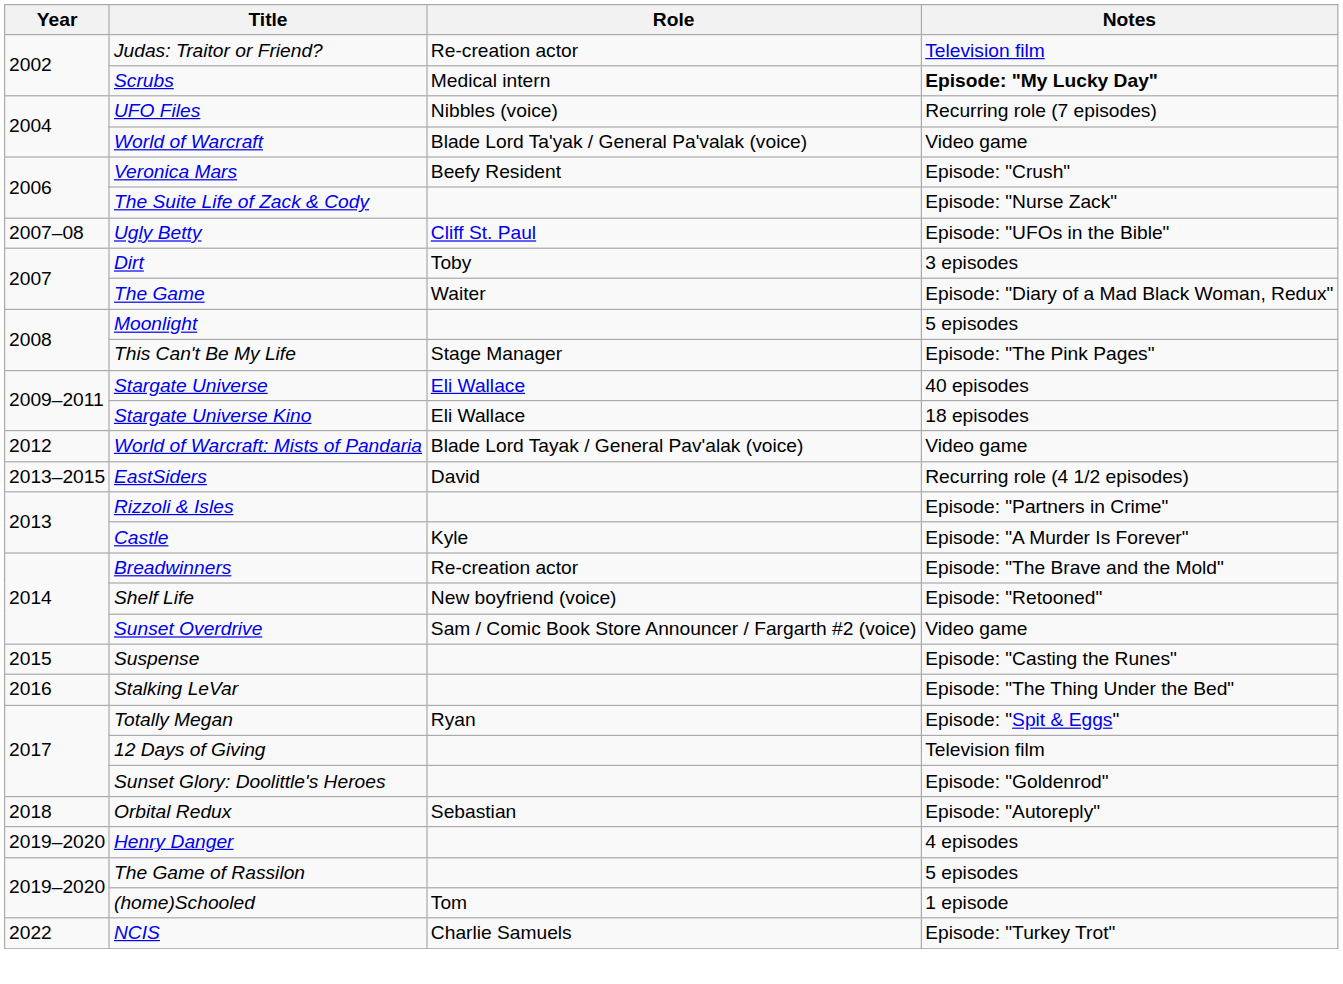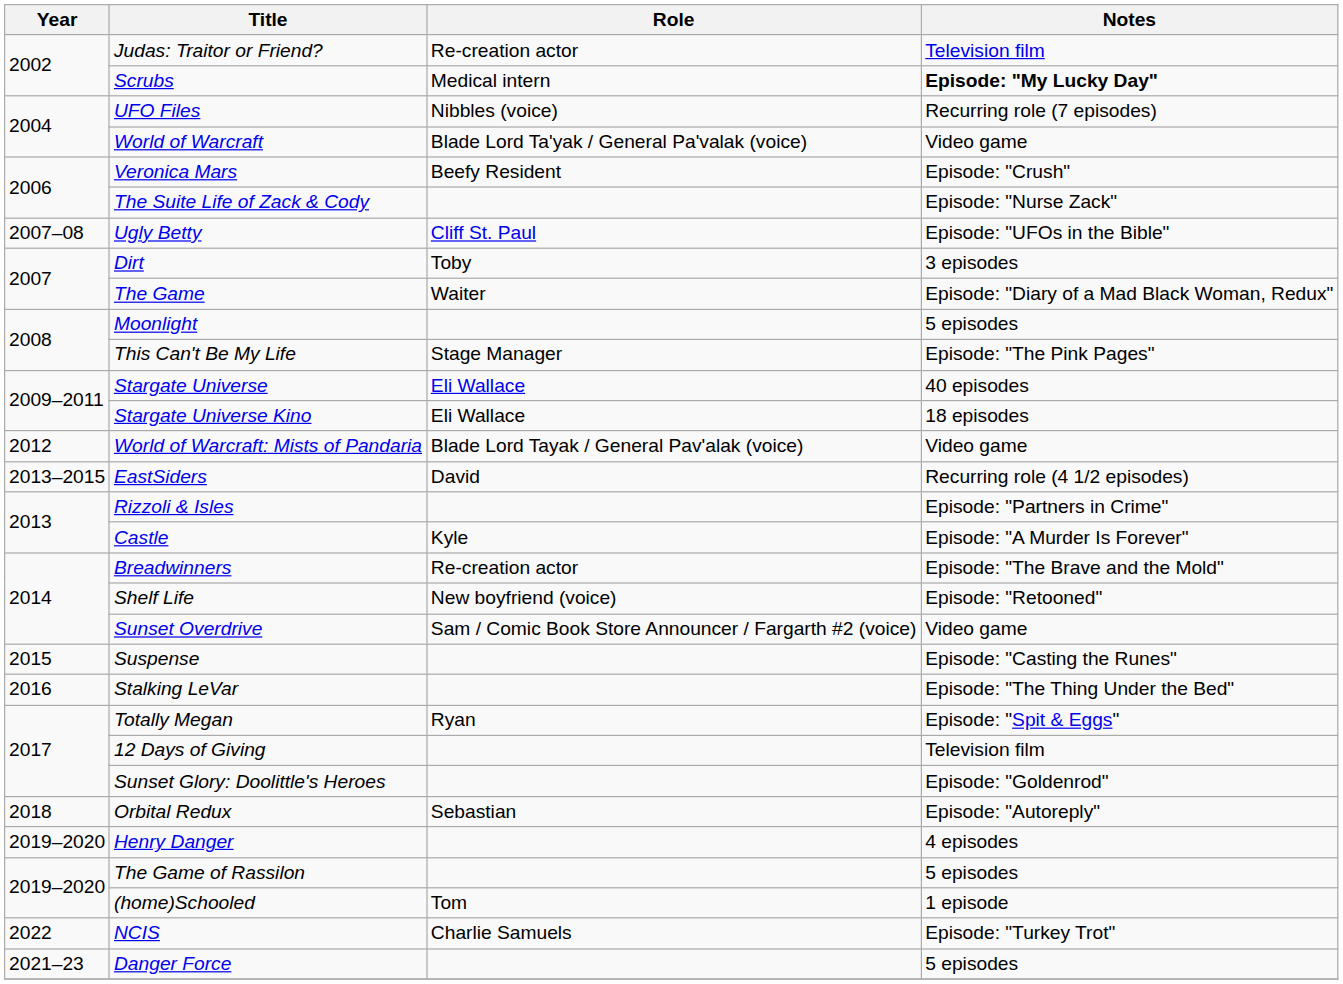+ row: (173, 963)
